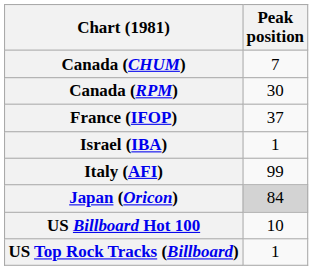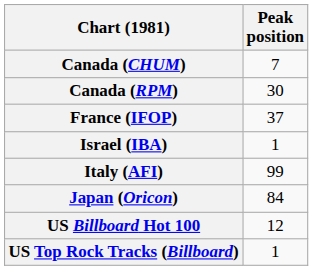(275, 198) lightgrey background -> (275, 198) no background
(275, 225) 10 -> (275, 225) 12
